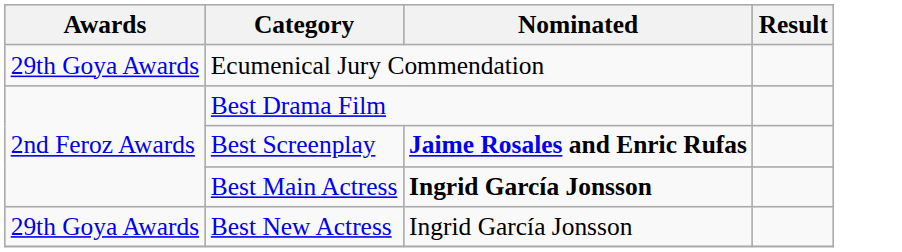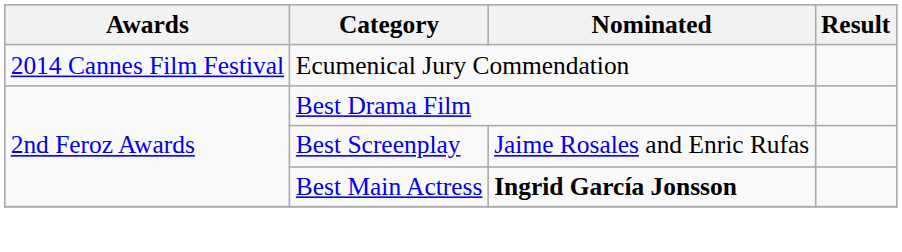(105, 65) 29th Goya Awards -> (147, 65) 2014 Cannes Film Festival
(578, 145) bold -> (652, 145) normal
- row: (301, 226)
